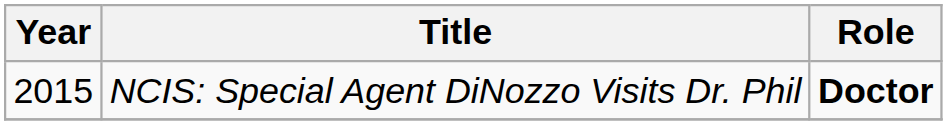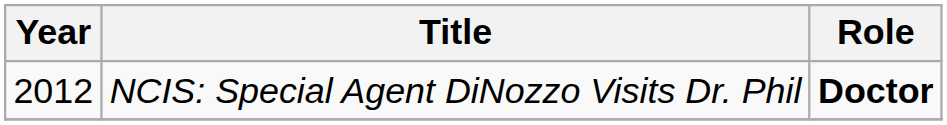(53, 89) 2015 -> (53, 89) 2012
